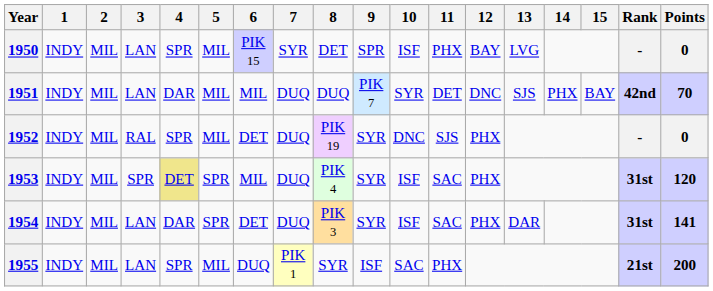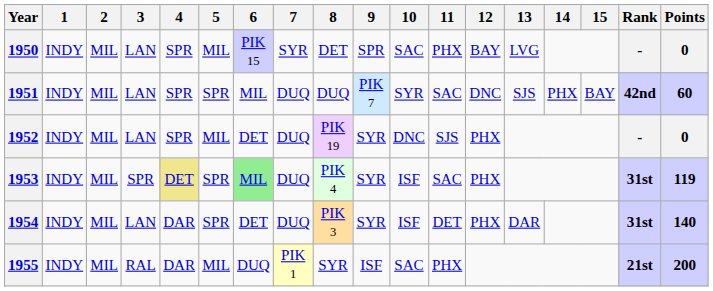(409, 51) ISF -> (409, 51) SAC
(179, 94) DAR -> (179, 94) SPR
(216, 94) MIL -> (216, 94) SPR
(447, 94) DET -> (447, 94) SAC
(685, 94) 70 -> (685, 94) 60
(141, 136) RAL -> (141, 136) LAN
(253, 179) no background -> (253, 179) lightgreen background
(685, 179) 120 -> (685, 179) 119
(447, 222) SAC -> (447, 222) DET
(685, 222) 141 -> (685, 222) 140
(141, 265) LAN -> (141, 265) RAL
(179, 265) SPR -> (179, 265) DAR
